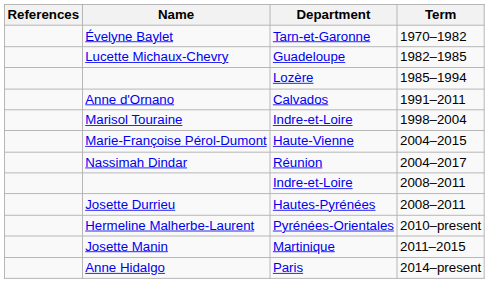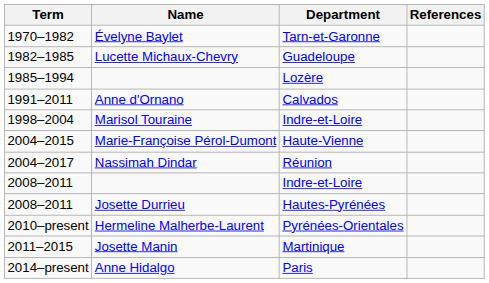columns swapped: (441, 15) <-> (43, 15)
